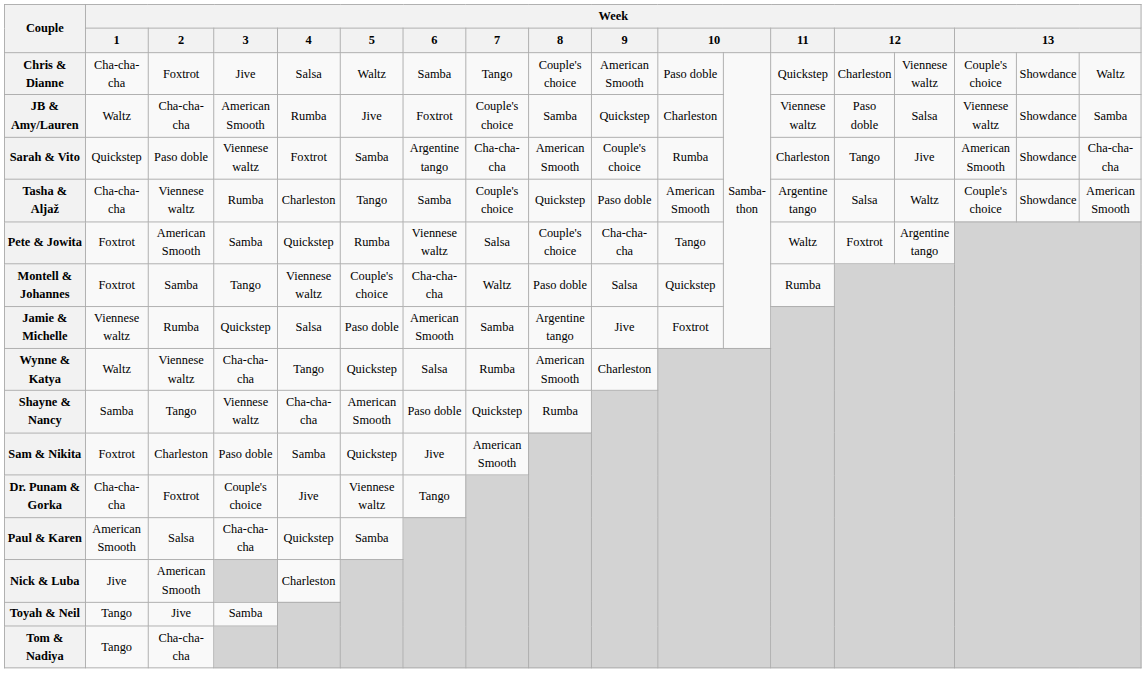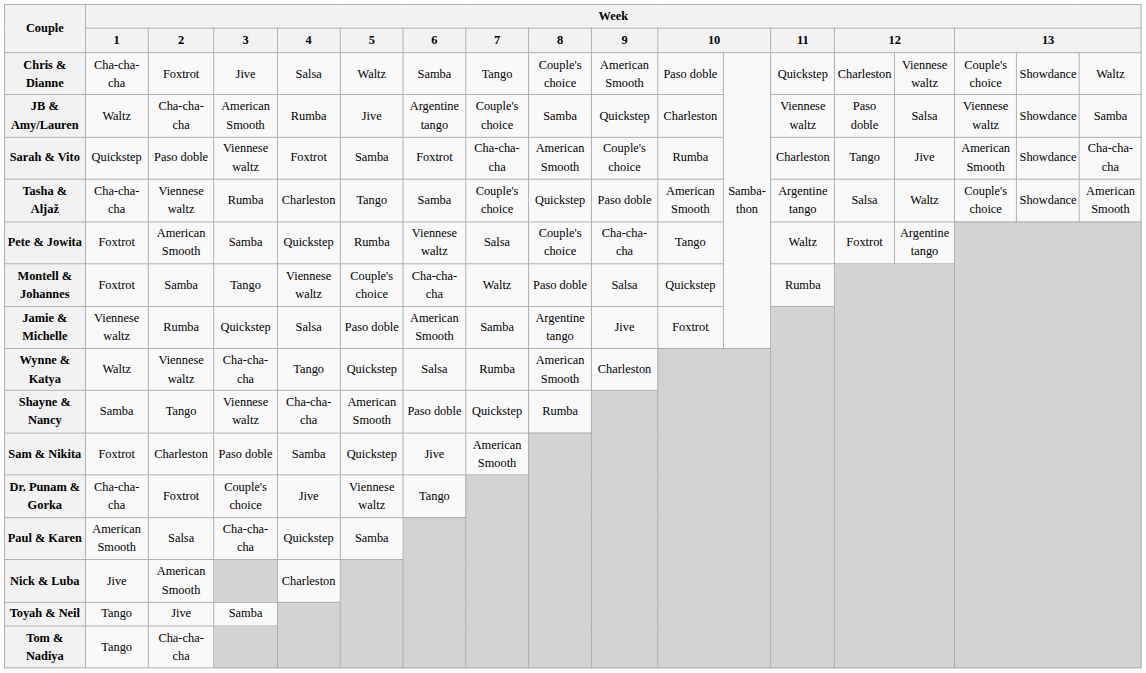(434, 115) Foxtrot -> (434, 115) Argentine tango
(434, 157) Argentine tango -> (434, 157) Foxtrot
